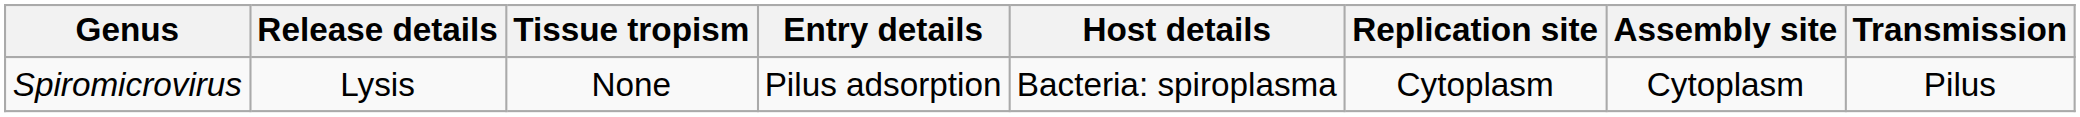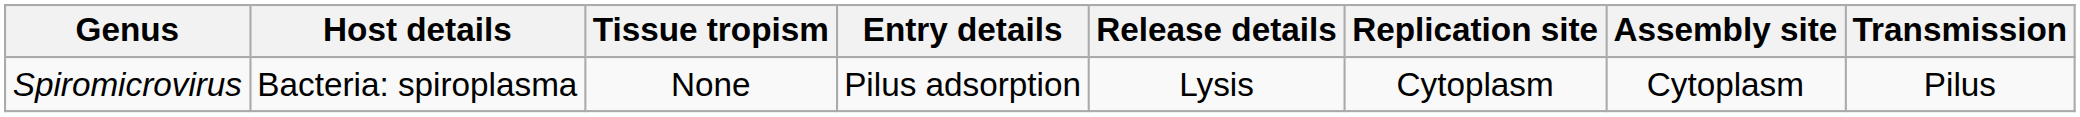columns swapped: (1177, 30) <-> (378, 30)
